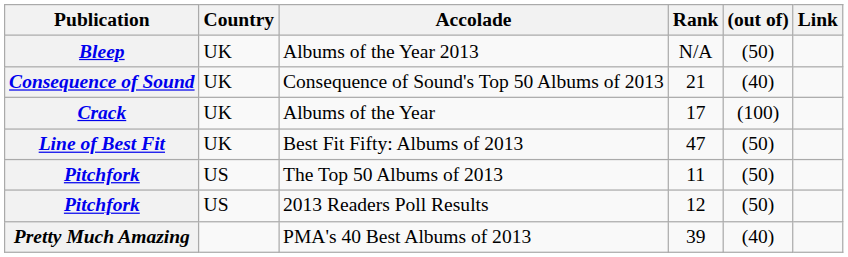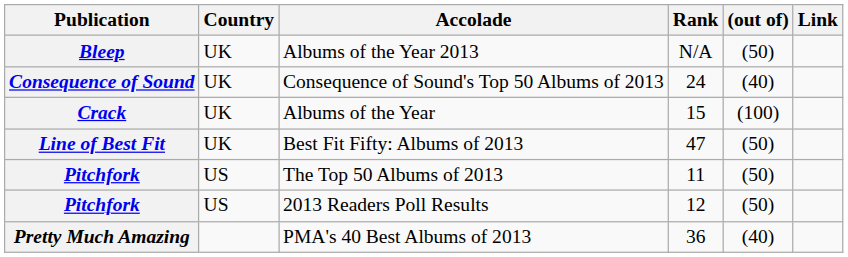(696, 81) 21 -> (696, 81) 24
(696, 112) 17 -> (696, 112) 15
(696, 236) 39 -> (696, 236) 36
